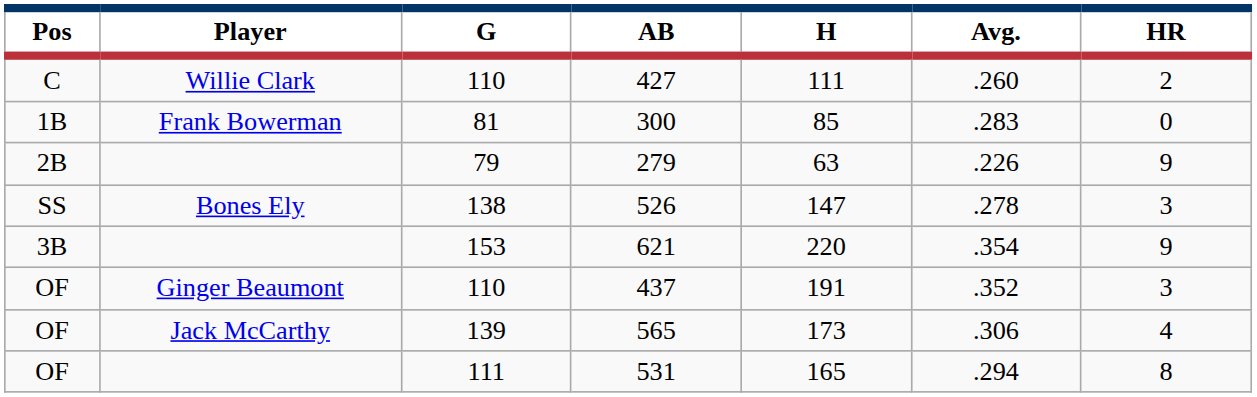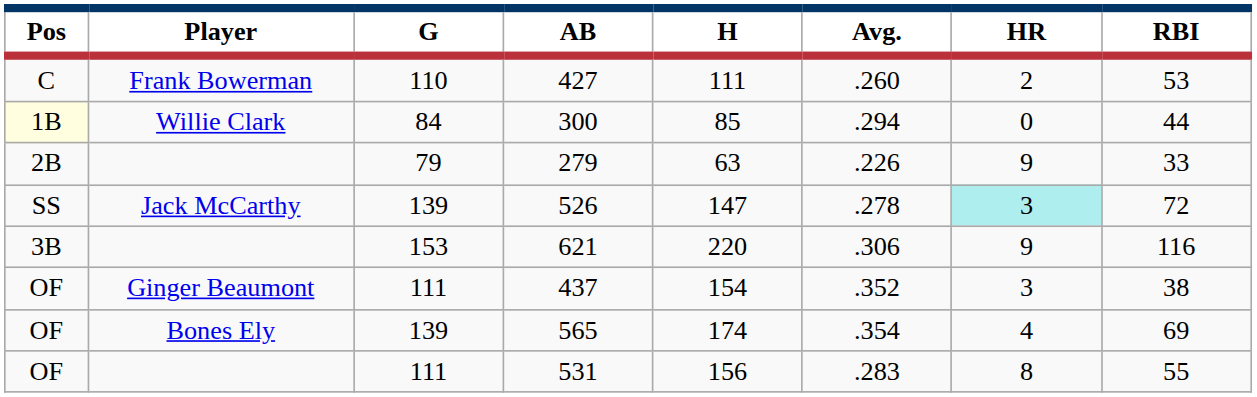+ column: (1176, 31)
(250, 80) Willie Clark -> (221, 80) Frank Bowerman
(52, 121) no background -> (46, 121) lightyellow background
(250, 121) Frank Bowerman -> (221, 121) Willie Clark
(486, 121) 81 -> (428, 121) 84
(996, 121) .283 -> (877, 121) .294
(250, 204) Bones Ely -> (221, 204) Jack McCarthy
(486, 204) 138 -> (428, 204) 139
(1166, 204) no background -> (1027, 204) paleturquoise background
(996, 246) .354 -> (877, 246) .306
(486, 288) 110 -> (428, 288) 111
(826, 288) 191 -> (727, 288) 154
(250, 329) Jack McCarthy -> (221, 329) Bones Ely
(826, 329) 173 -> (727, 329) 174
(996, 329) .306 -> (877, 329) .354
(826, 371) 165 -> (727, 371) 156
(996, 371) .294 -> (877, 371) .283
